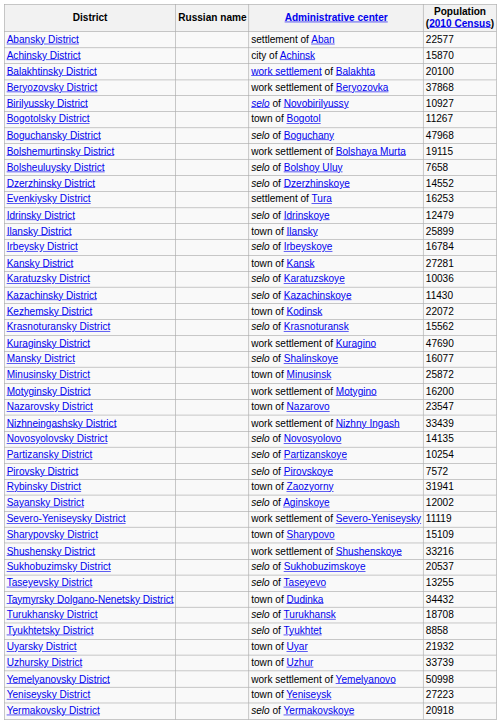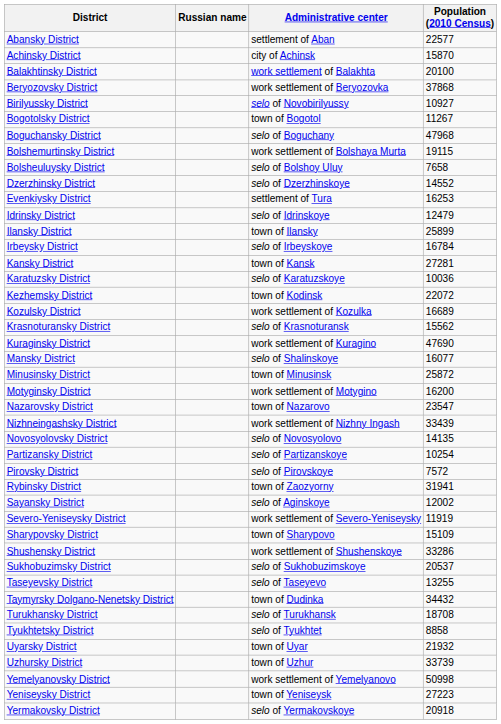- row: (52, 295)
+ row: (44, 311)
(439, 519) 11119 -> (439, 519) 11919
(440, 551) 33216 -> (440, 551) 33286
